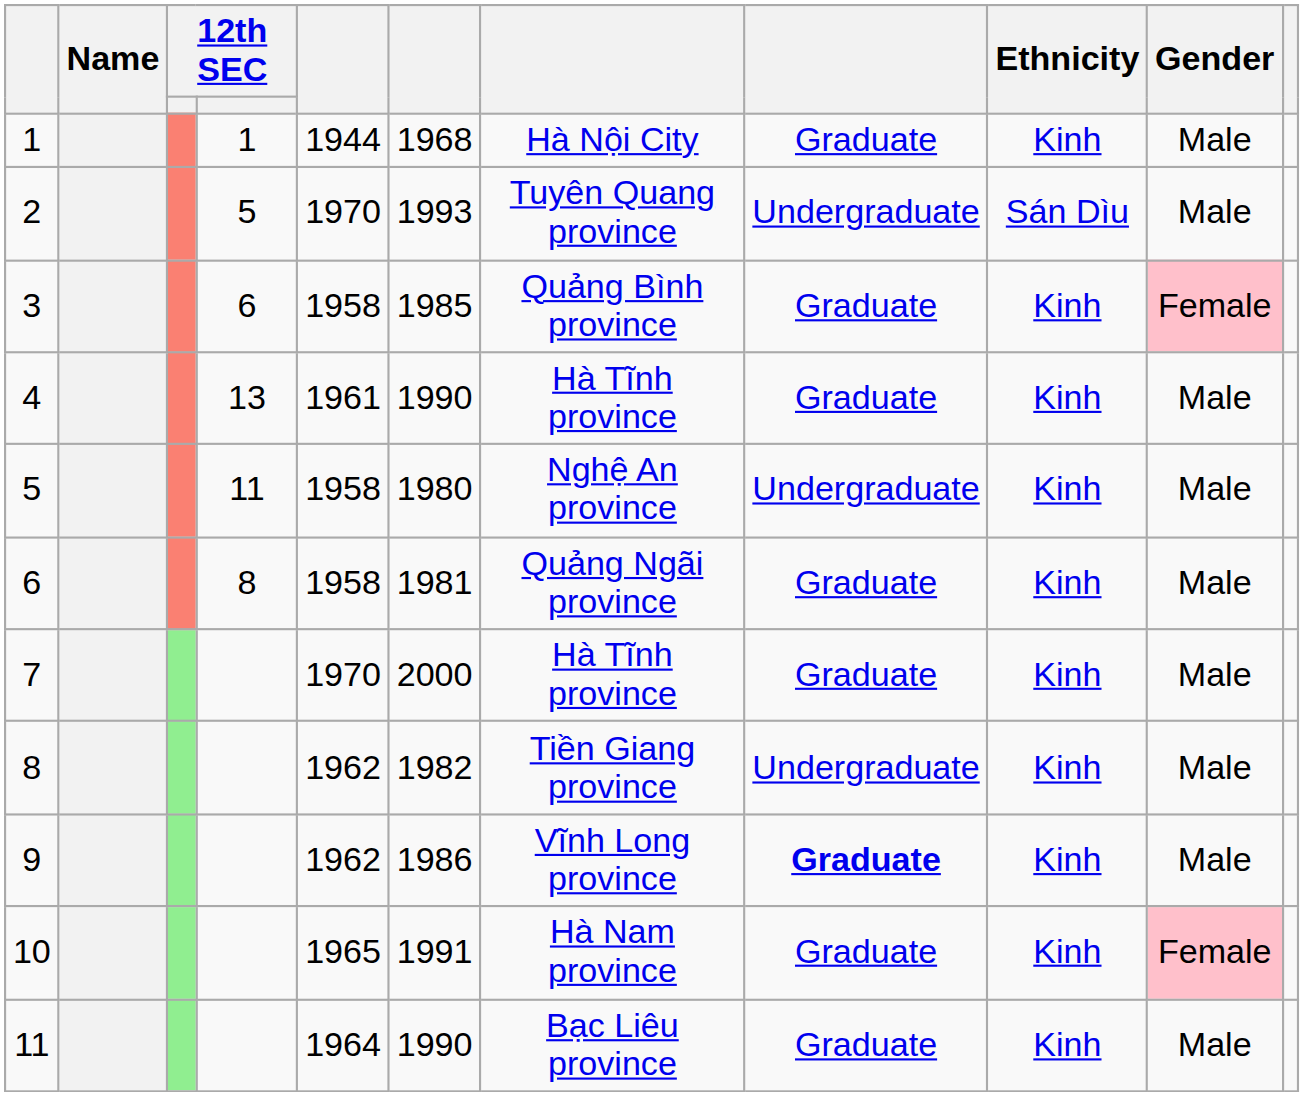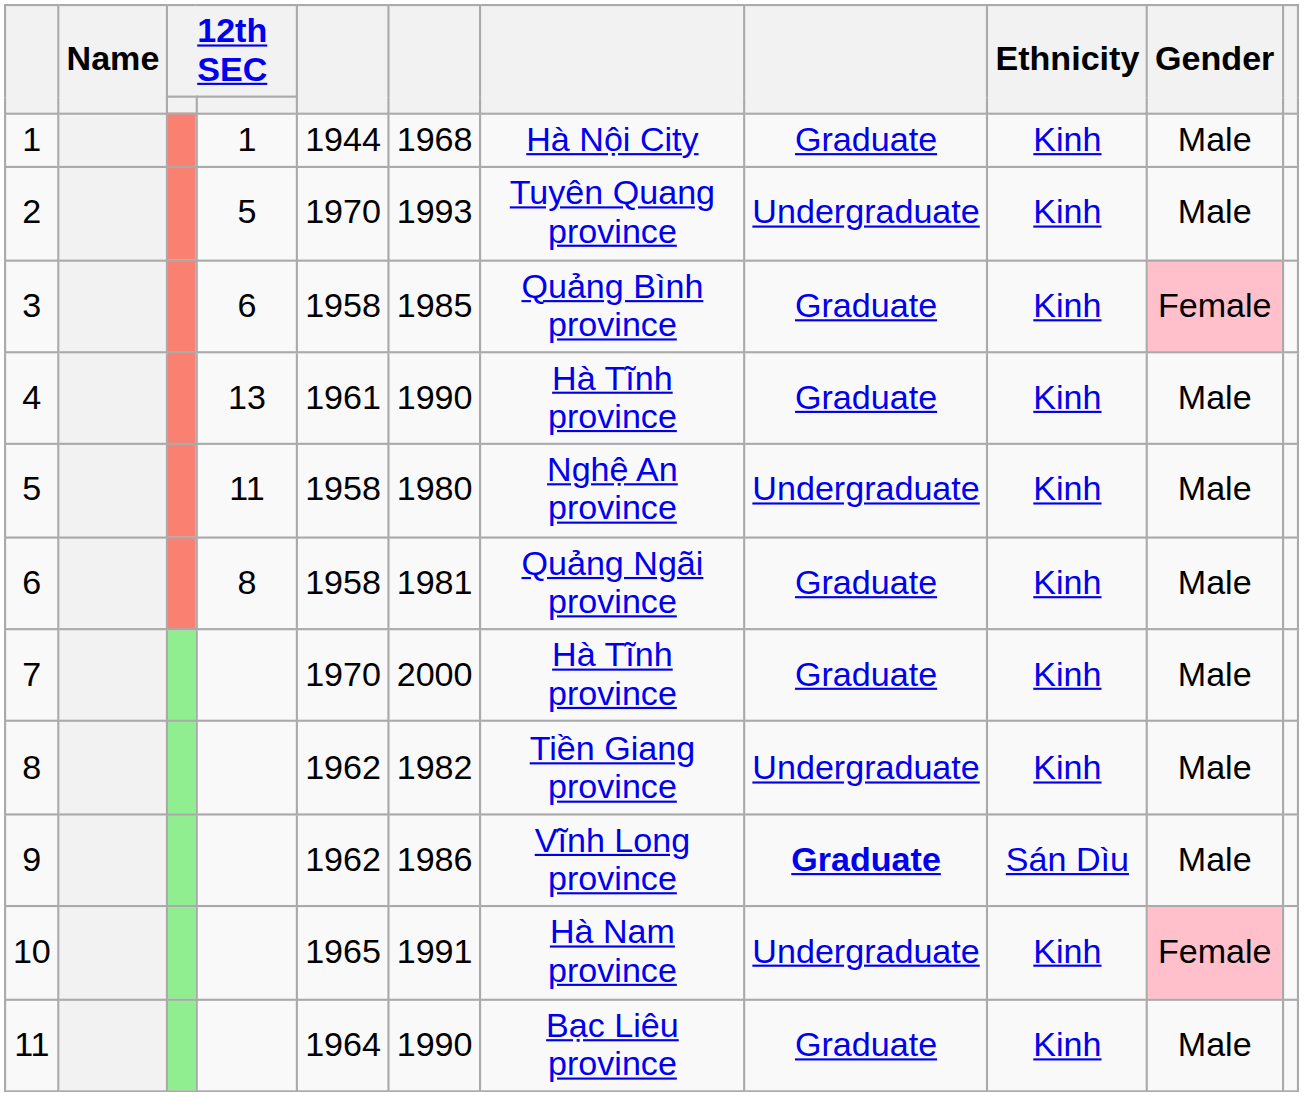(1067, 212) Sán Dìu -> (1067, 212) Kinh
(1067, 859) Kinh -> (1067, 859) Sán Dìu
(866, 951) Graduate -> (866, 951) Undergraduate
